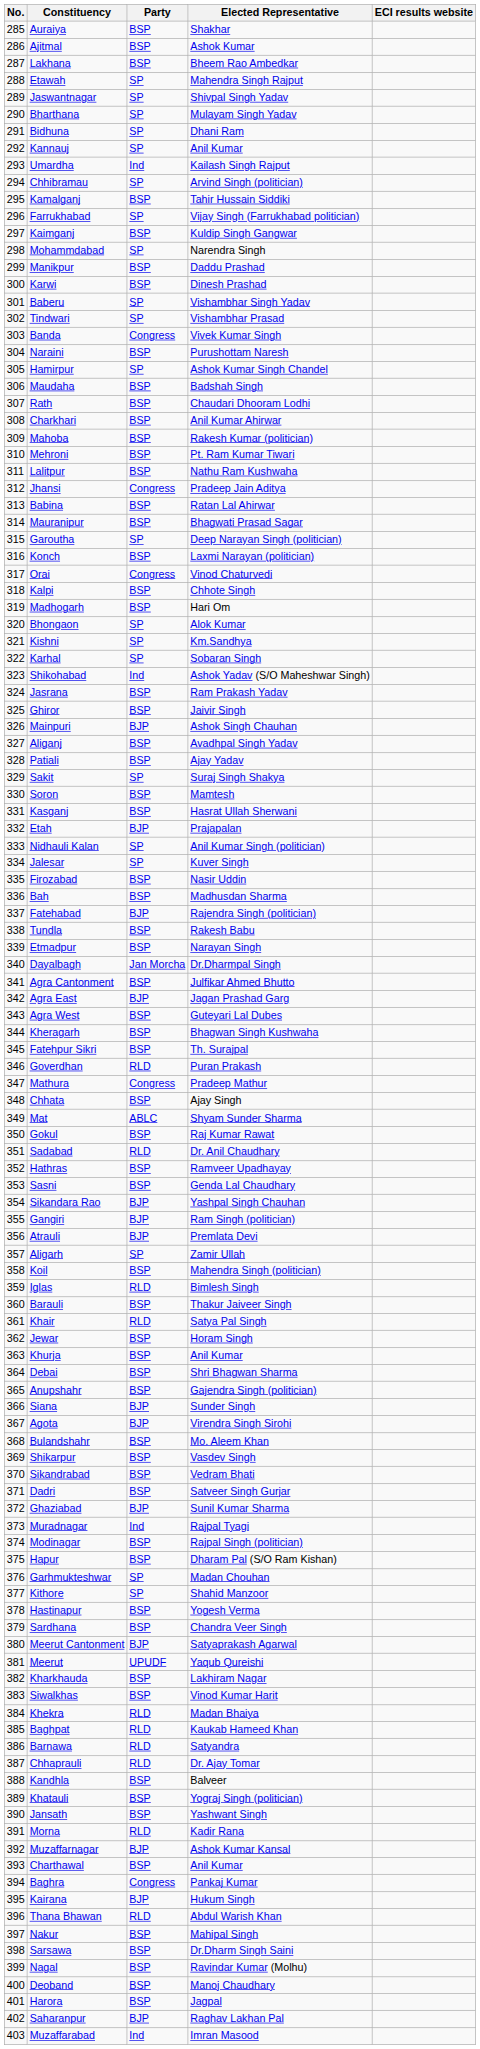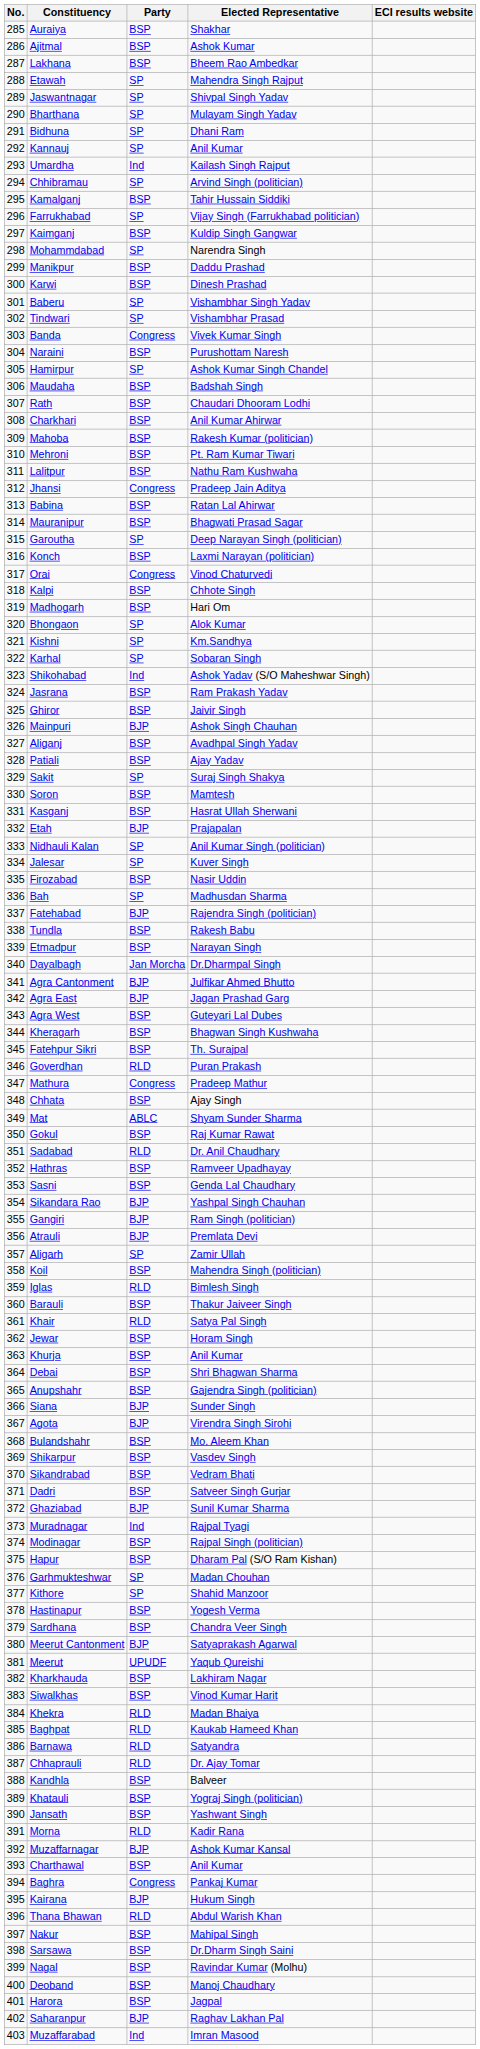(140, 897) BSP -> (136, 897) SP
(140, 982) BSP -> (139, 982) BJP
